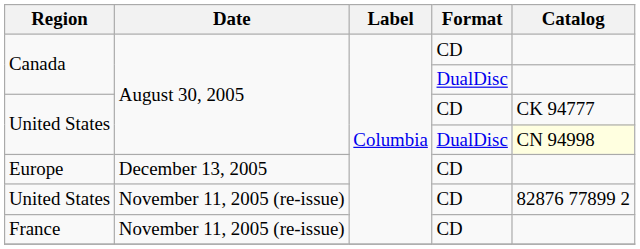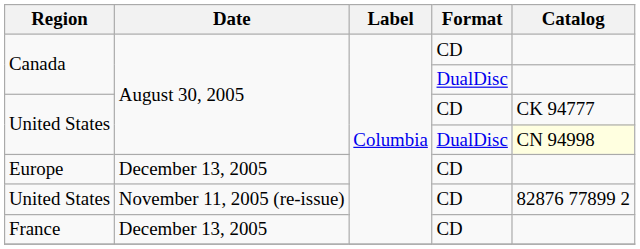(232, 229) November 11, 2005 (re-issue) -> (193, 229) December 13, 2005
